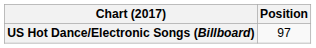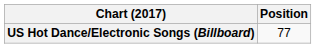(284, 33) 97 -> (284, 33) 77
